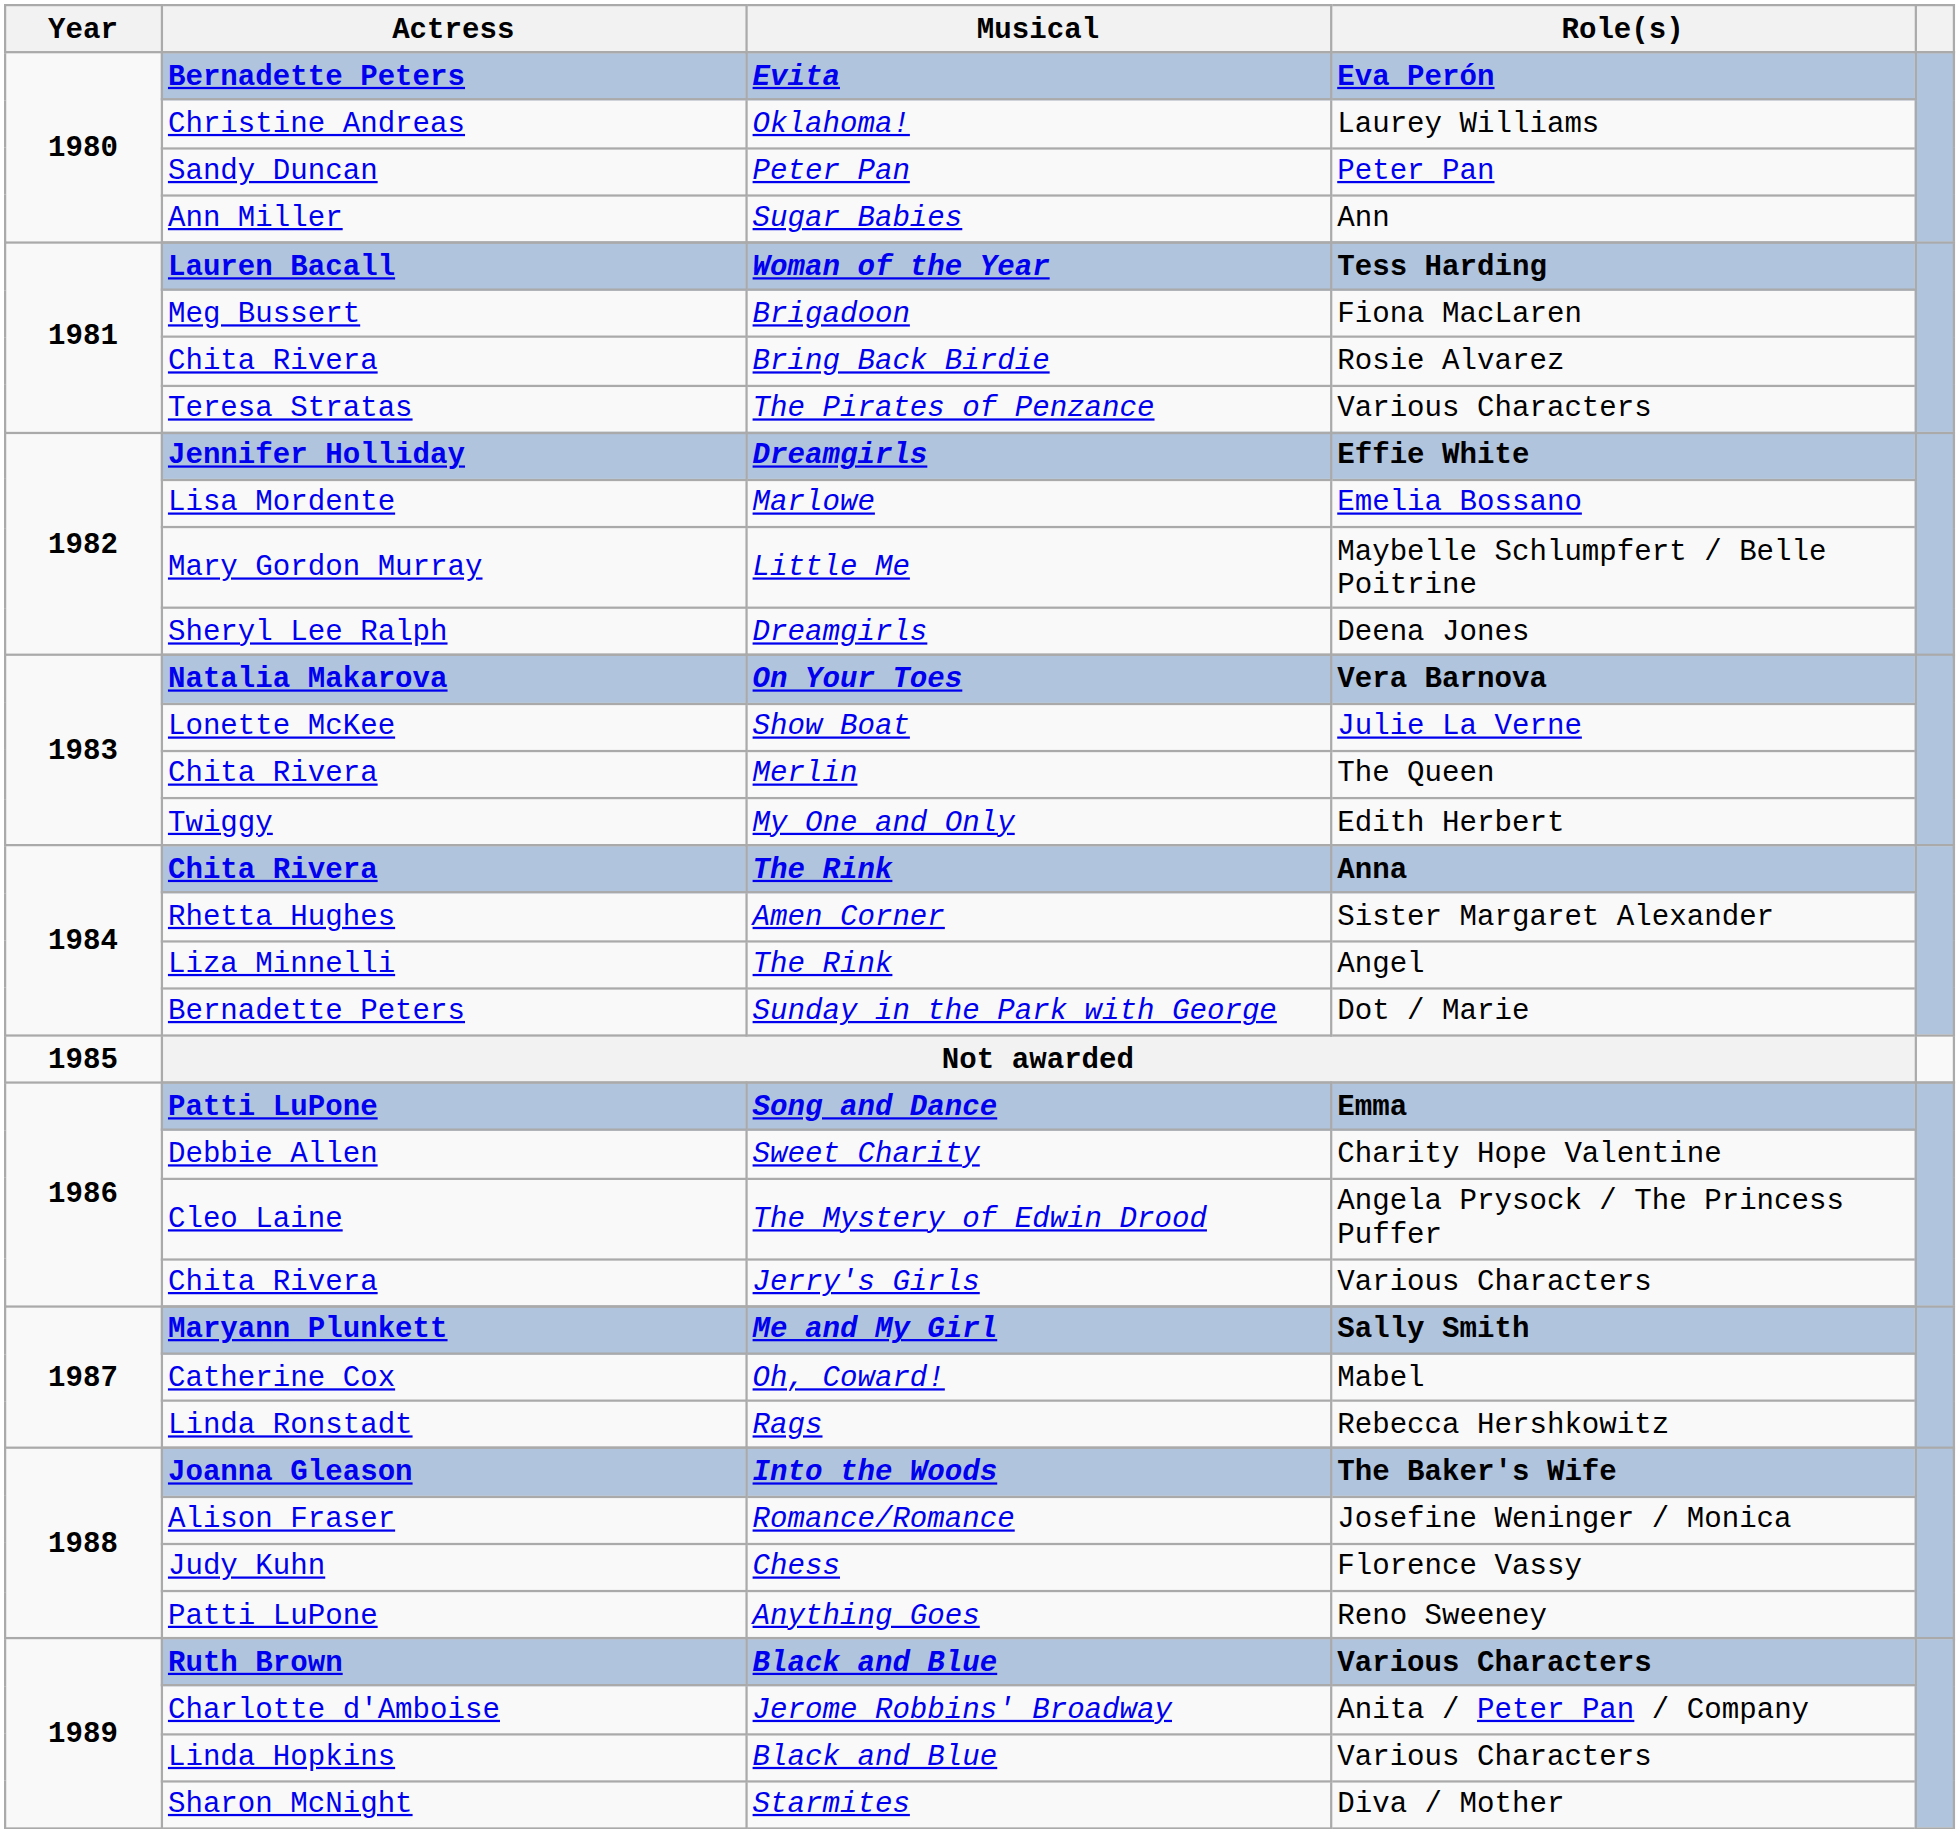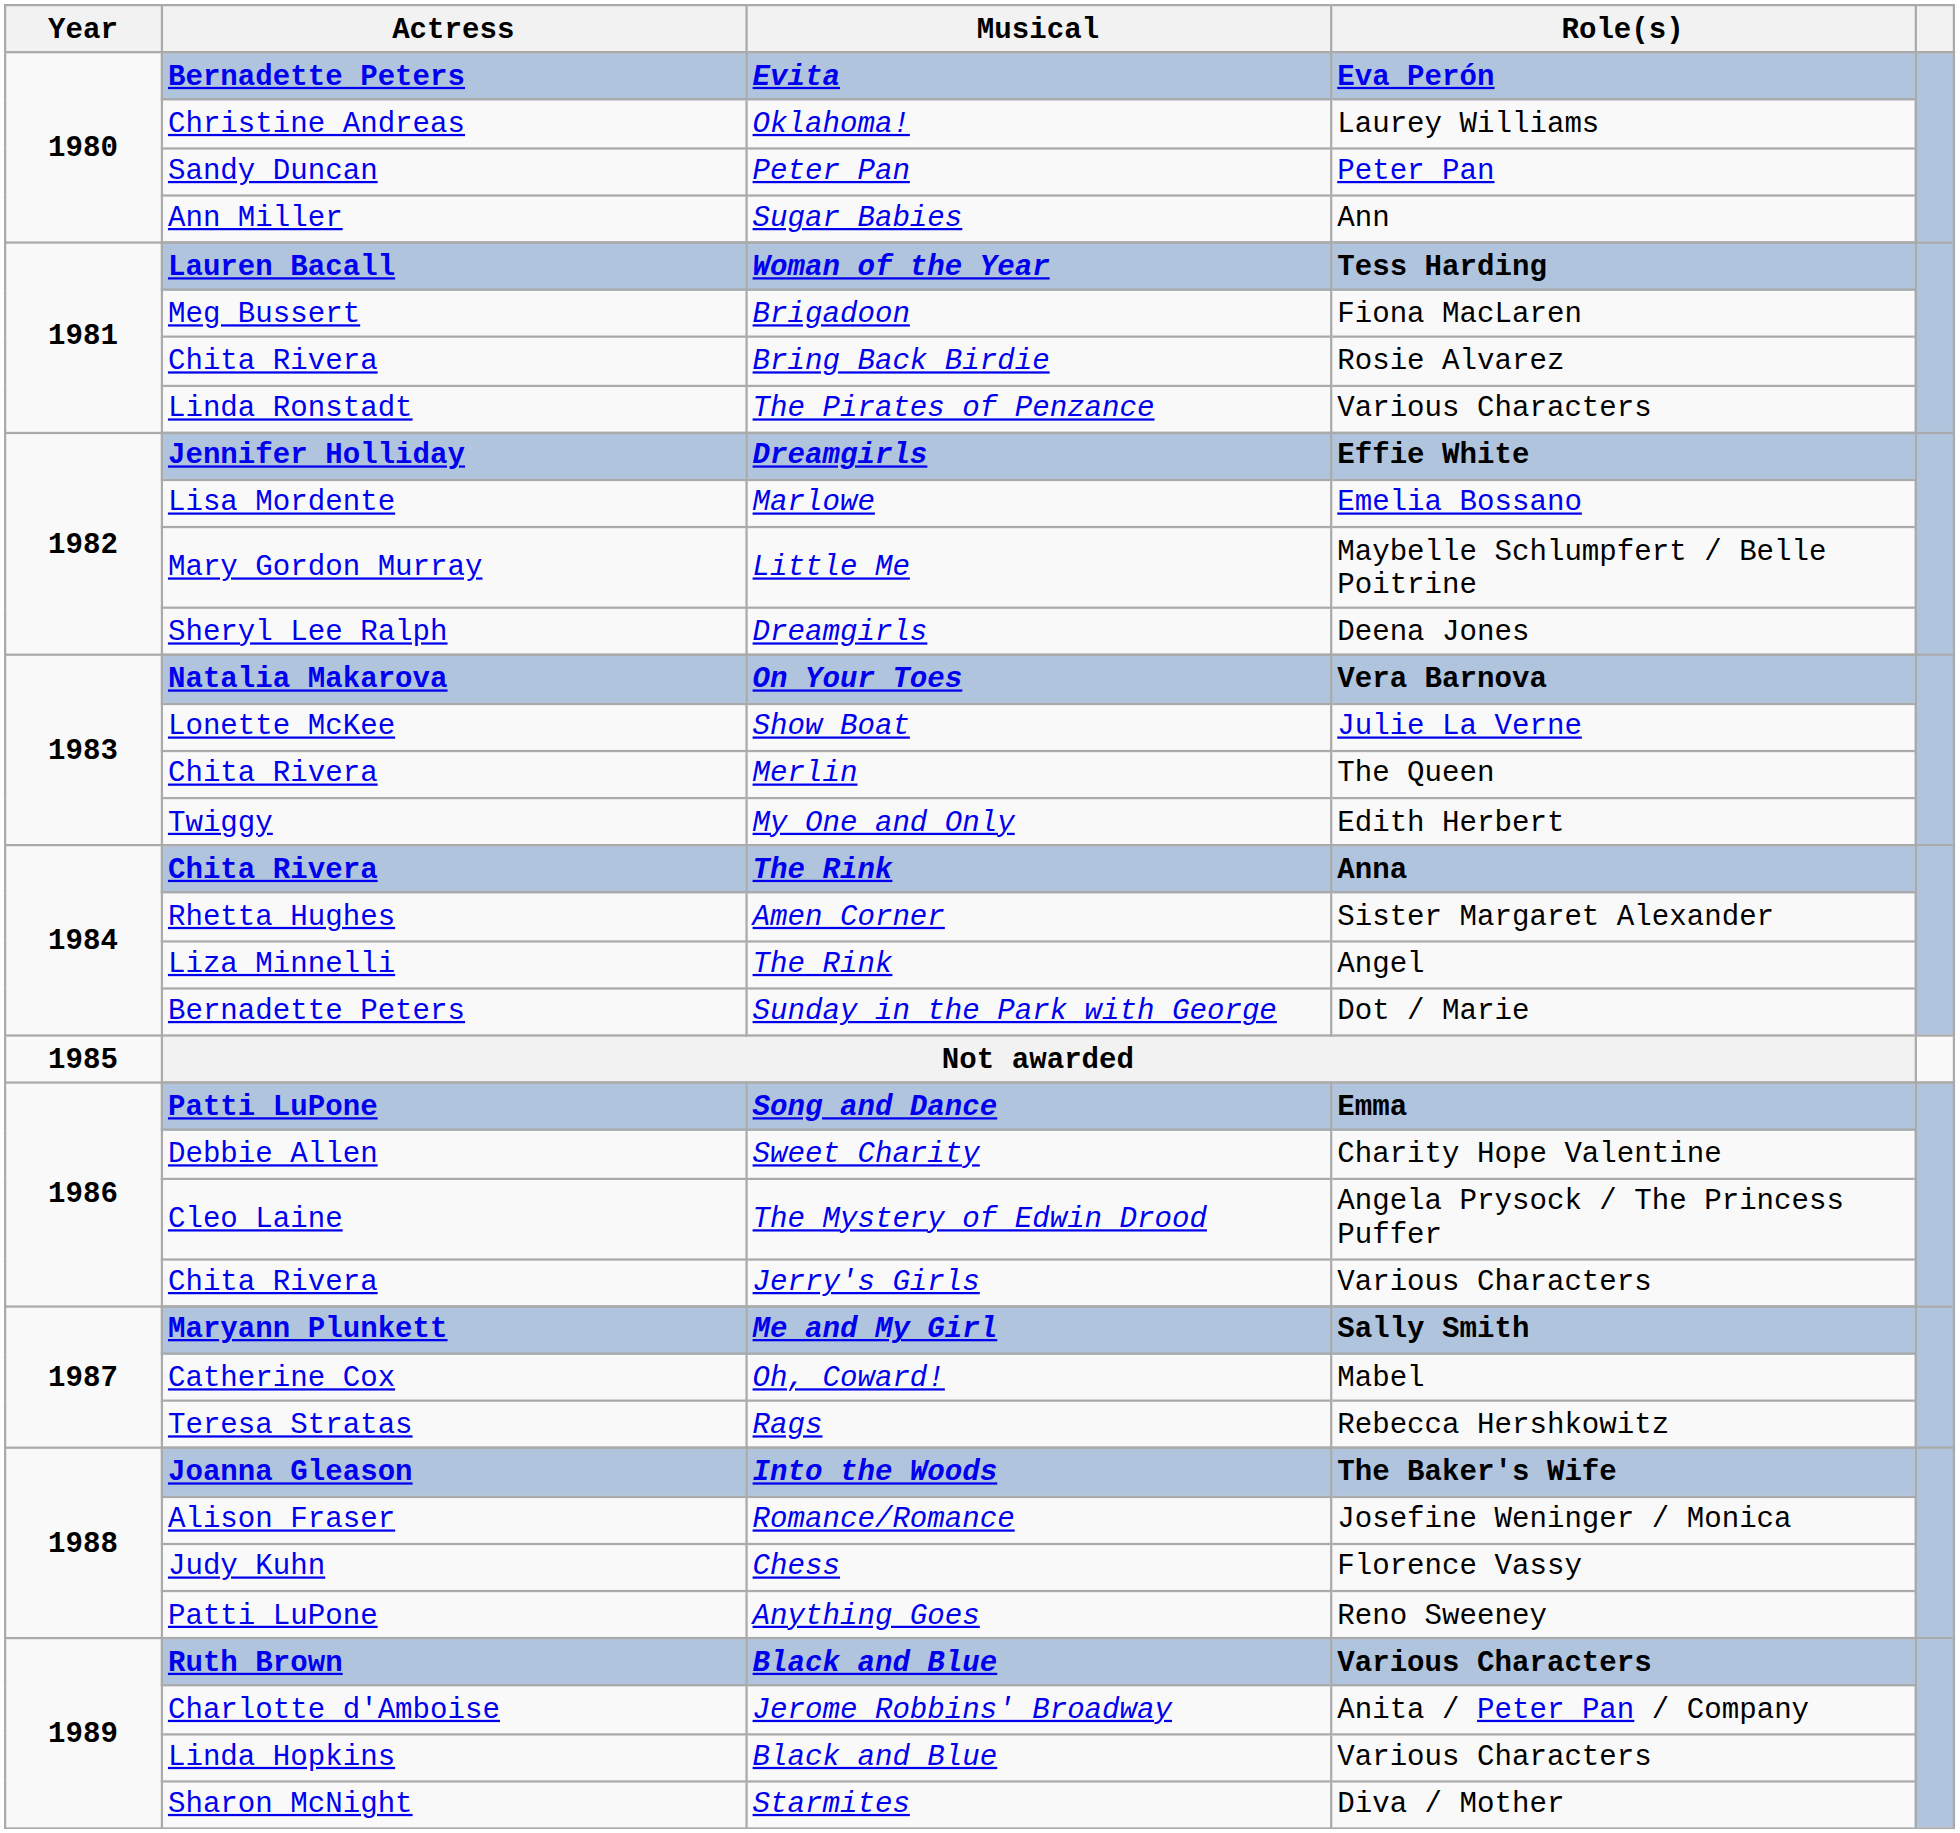(290, 409) Teresa Stratas -> (290, 409) Linda Ronstadt
(290, 1425) Linda Ronstadt -> (290, 1425) Teresa Stratas
